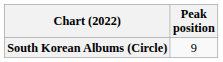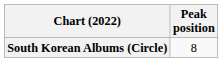(194, 47) 9 -> (194, 47) 8
